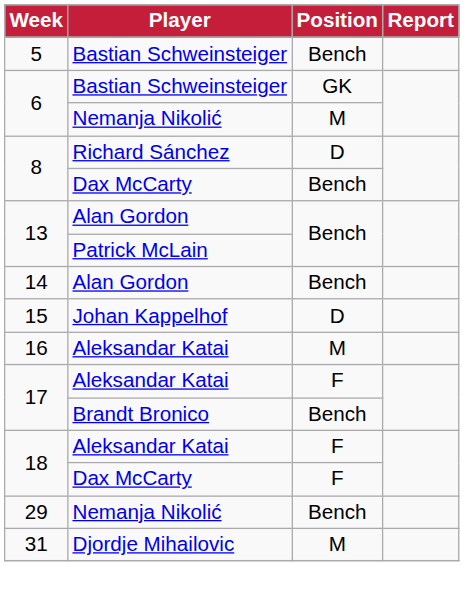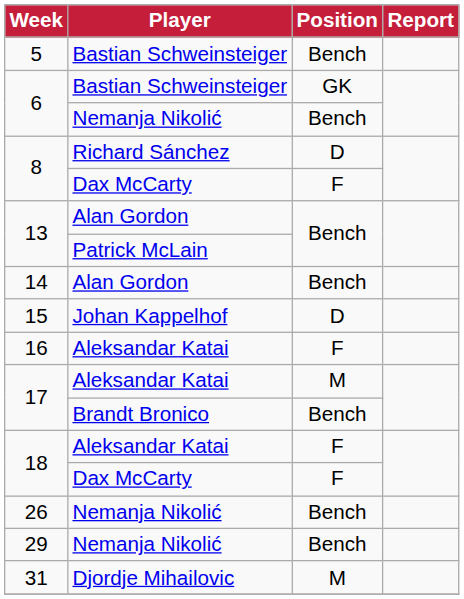(337, 119) M -> (337, 119) Bench
(337, 184) Bench -> (337, 184) F
(337, 348) M -> (337, 348) F
(337, 380) F -> (337, 380) M
+ row: (36, 511)
